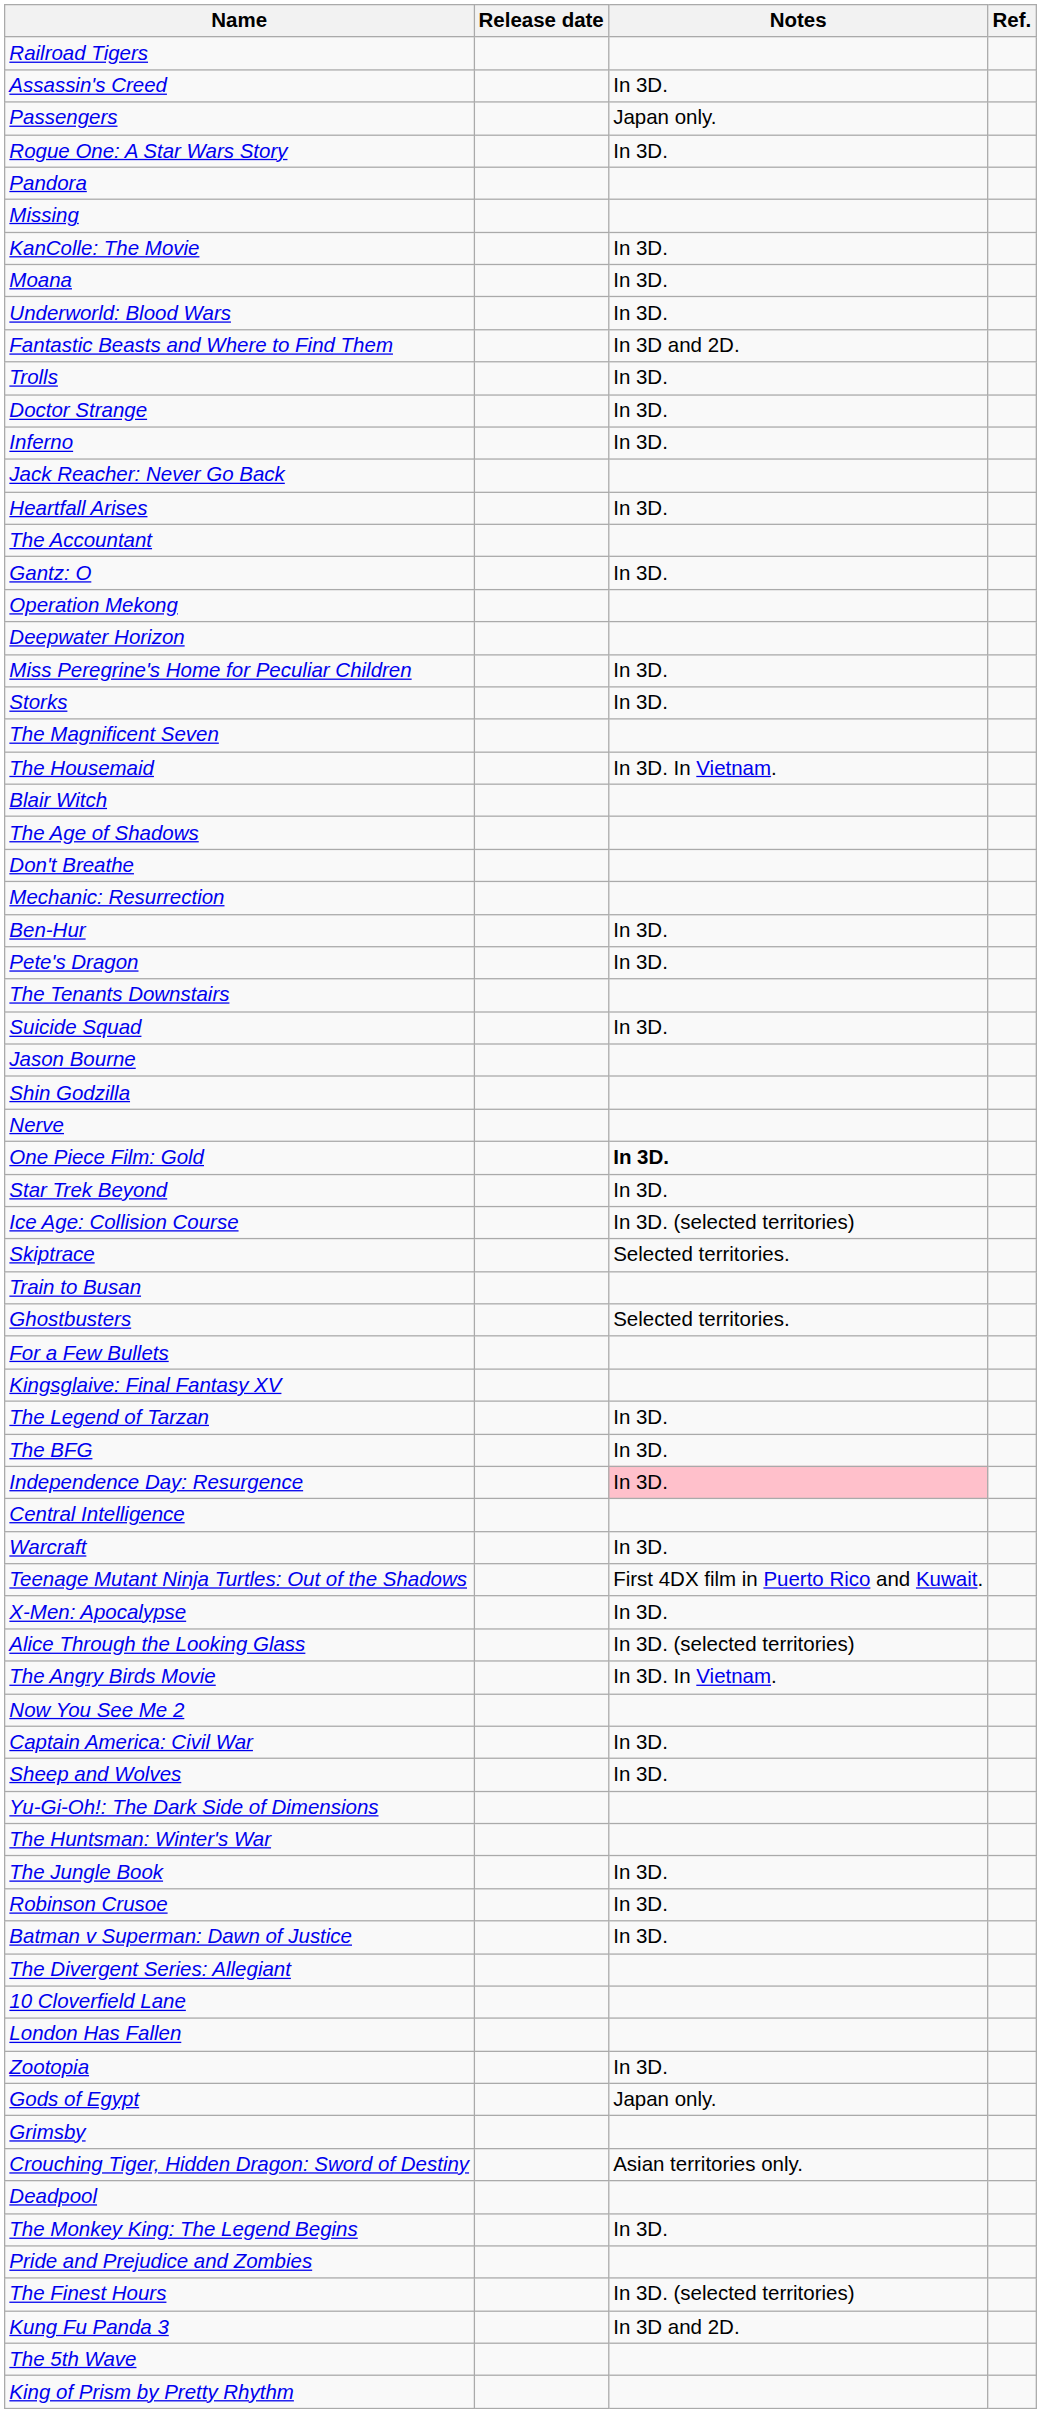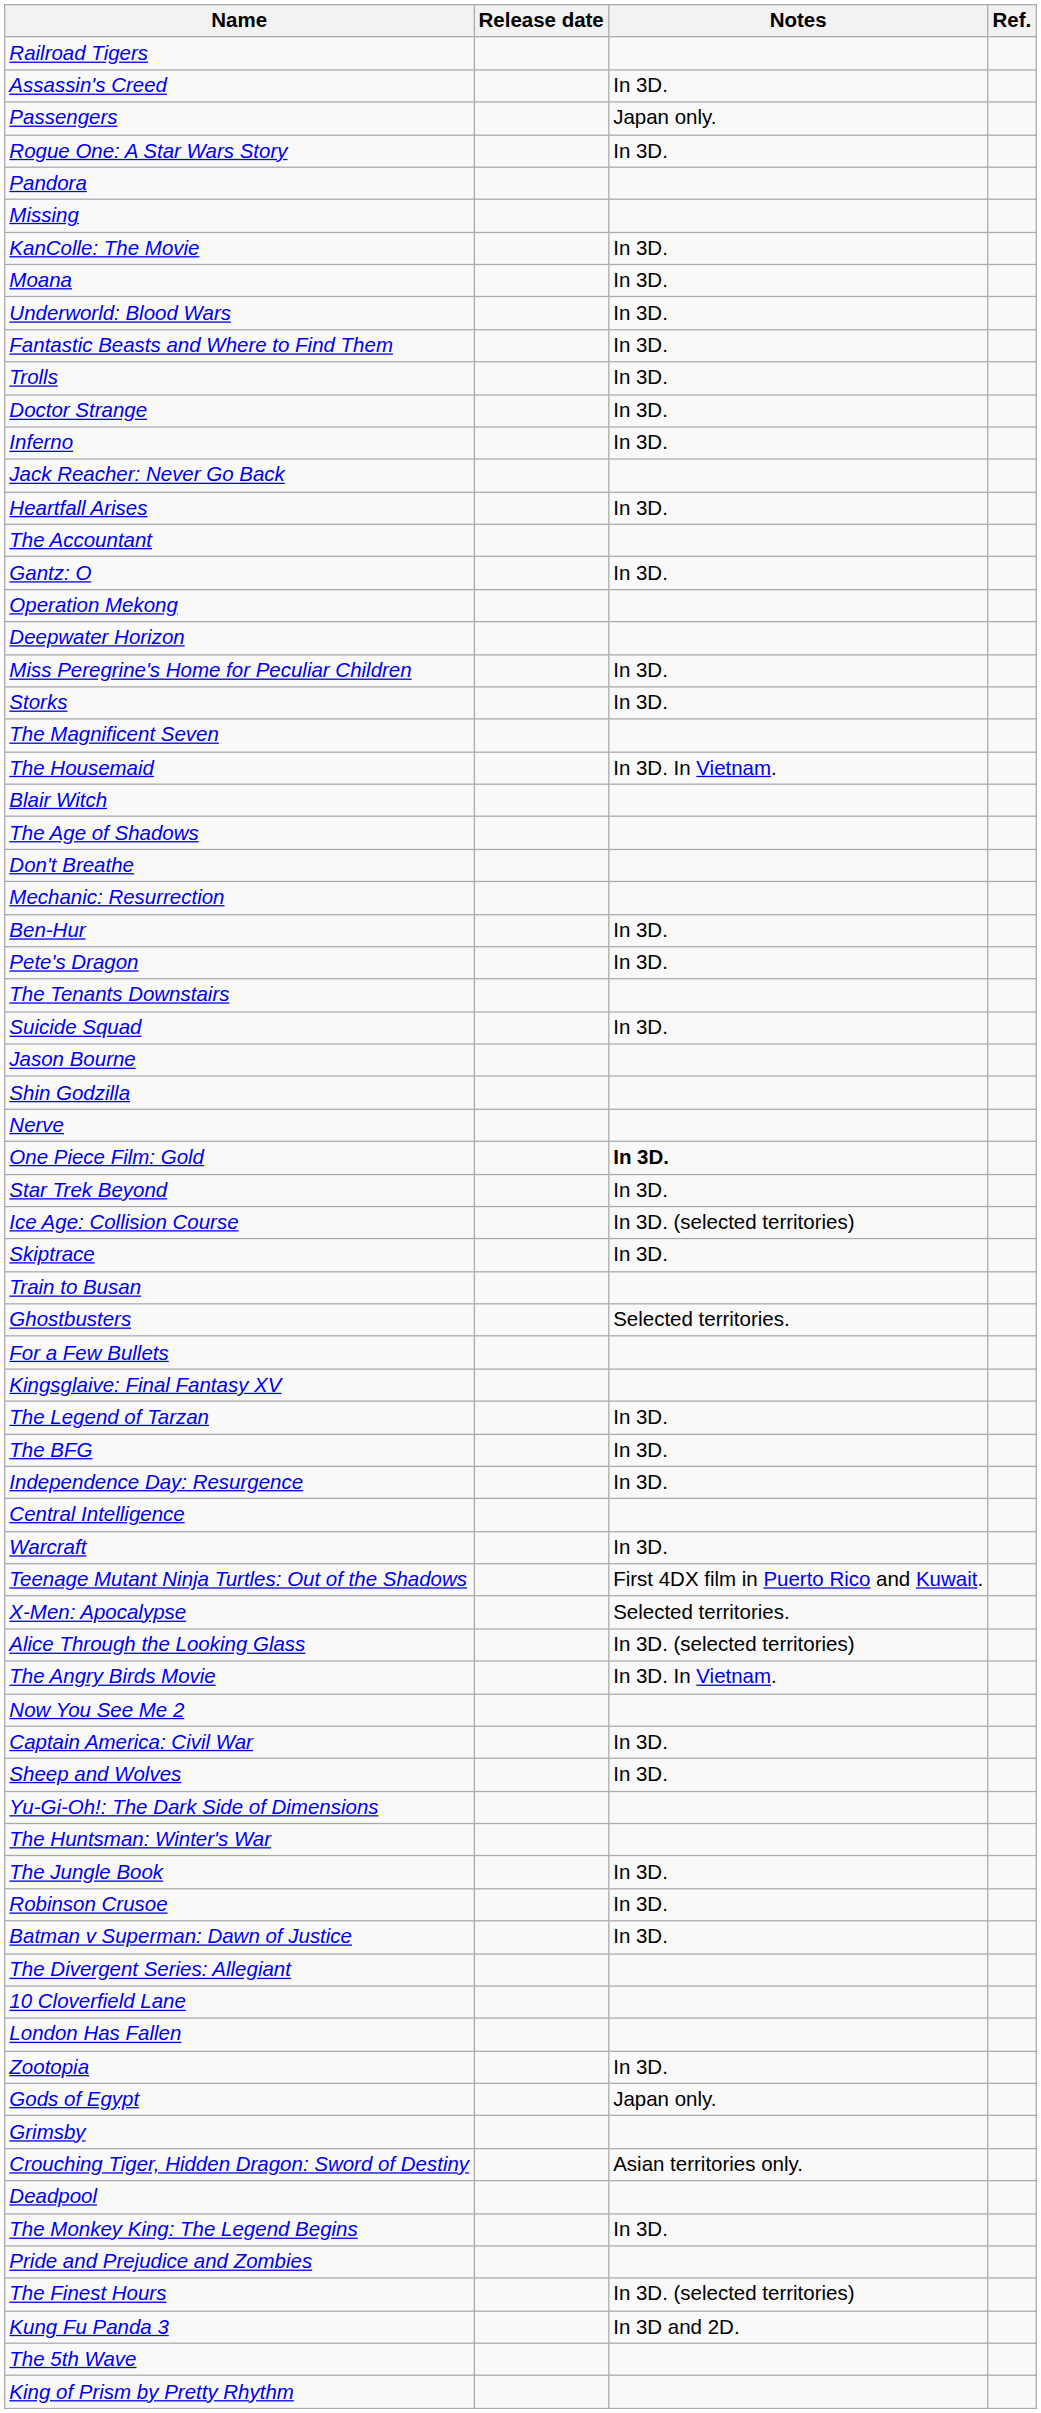(676, 345) In 3D and 2D. -> (641, 345) In 3D.
(701, 1254) Selected territories. -> (641, 1254) In 3D.
(641, 1482) pink background -> (641, 1482) no background
(641, 1612) In 3D. -> (701, 1612) Selected territories.
